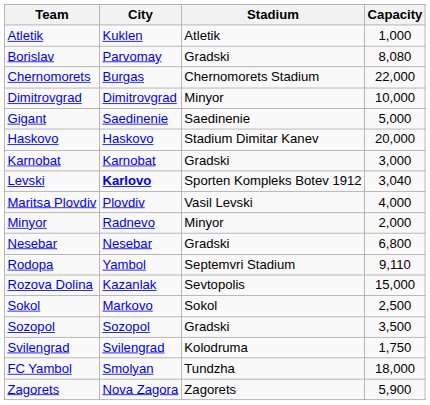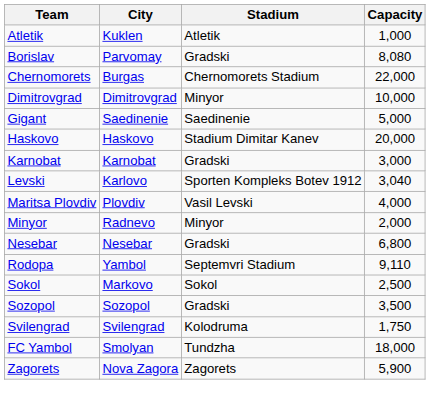(127, 181) bold -> (125, 181) normal
- row: (50, 285)
